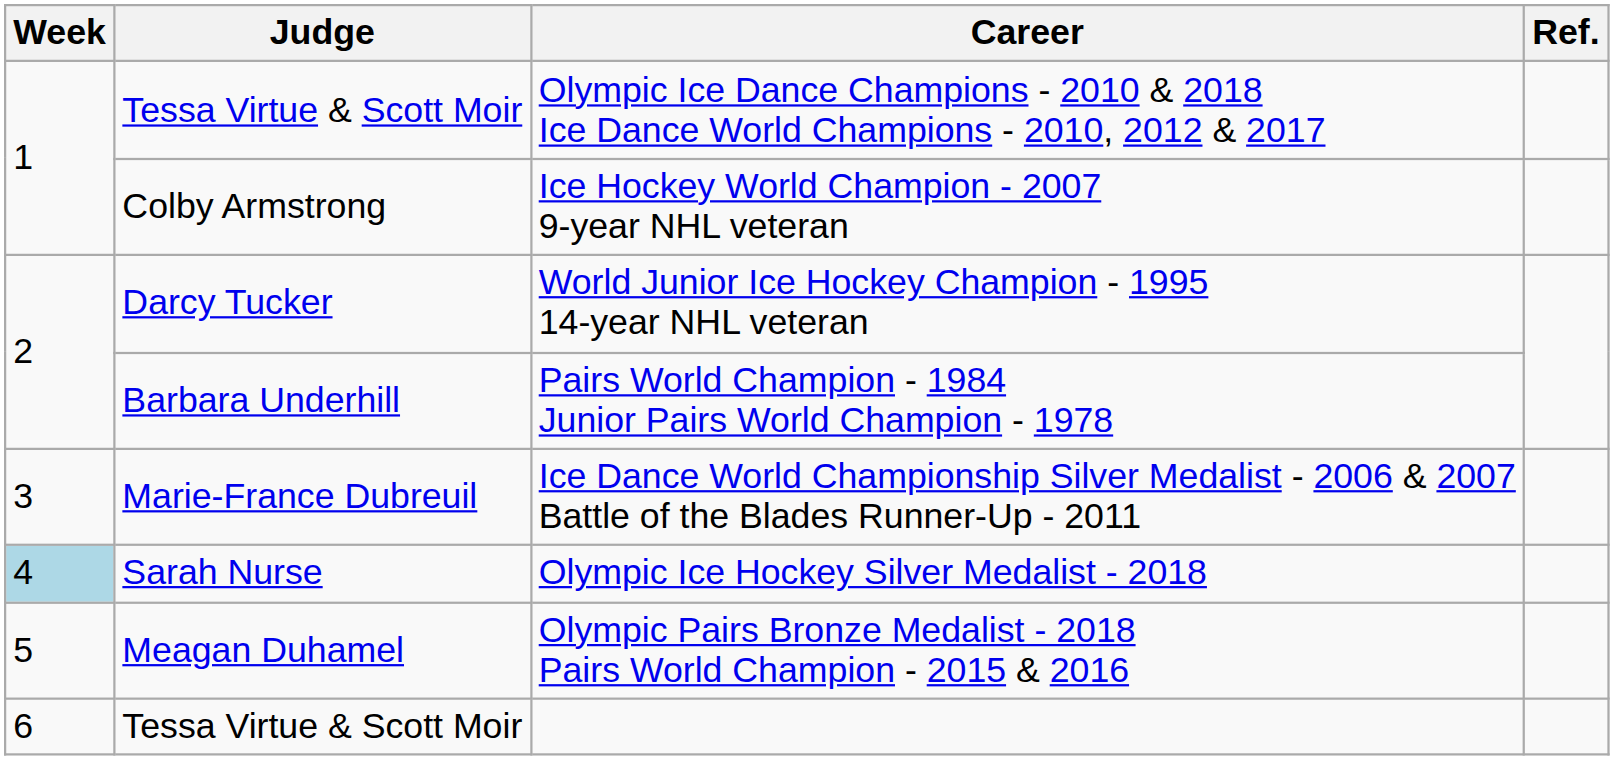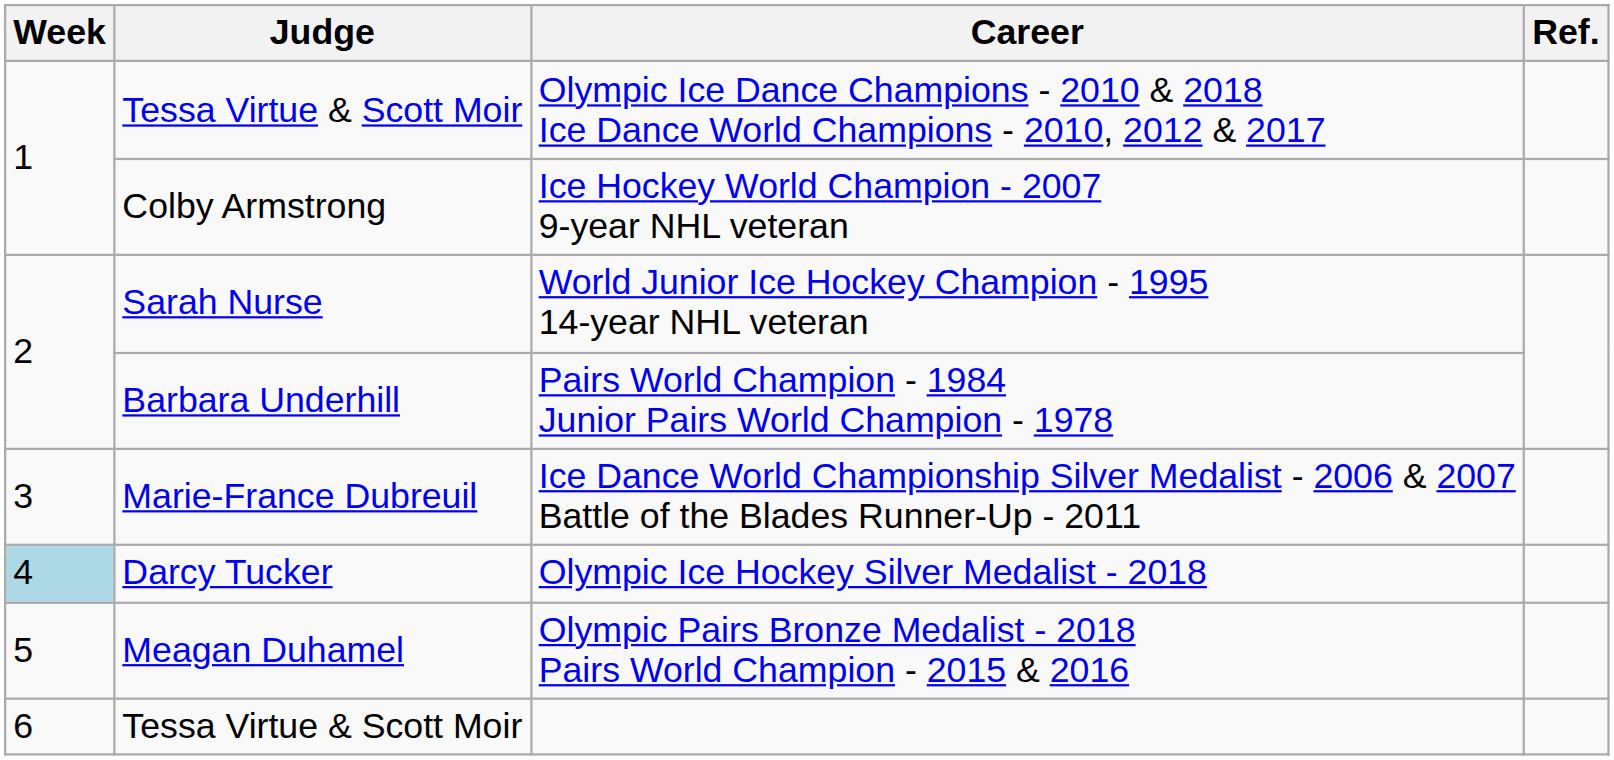(227, 302) Darcy Tucker -> (223, 302) Sarah Nurse
(223, 573) Sarah Nurse -> (227, 573) Darcy Tucker
